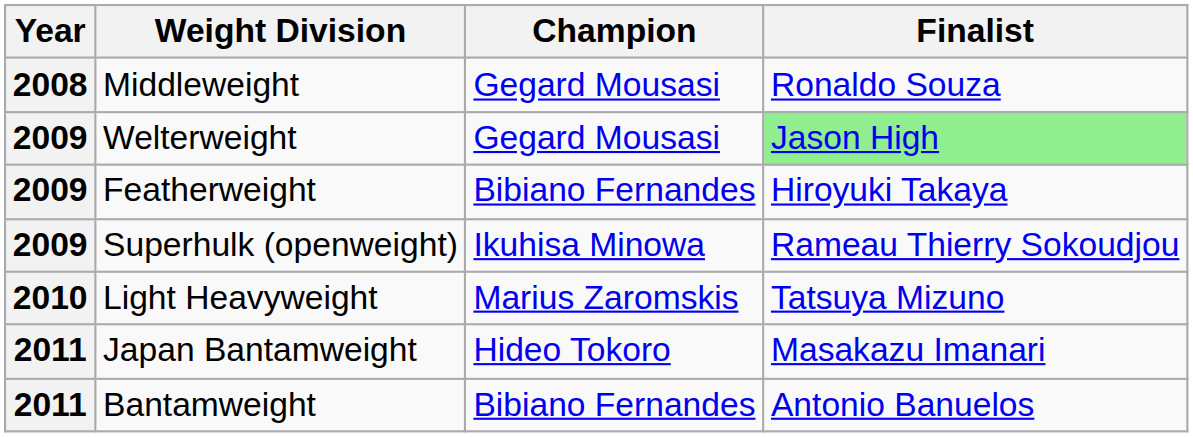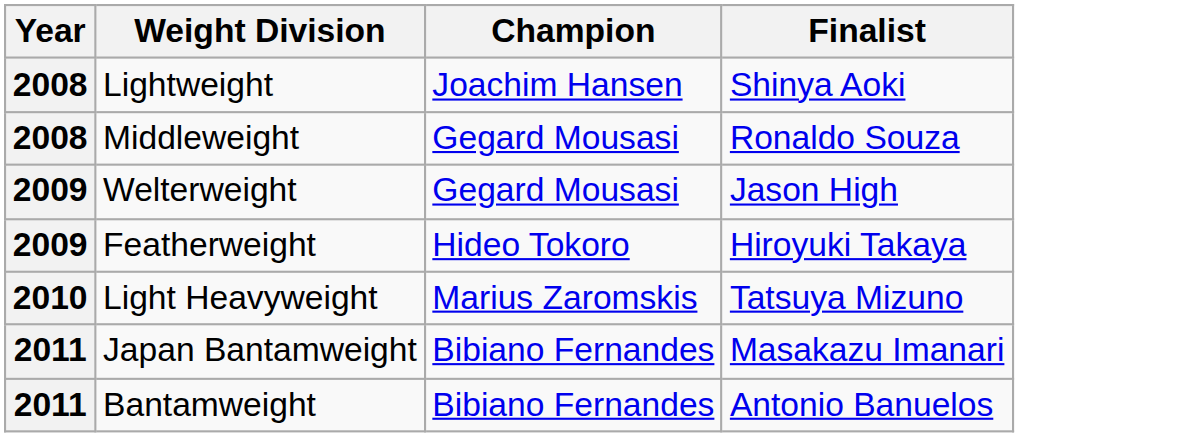+ row: (188, 84)
(855, 137) lightgreen background -> (814, 191) no background
(614, 191) Bibiano Fernandes -> (531, 244) Hideo Tokoro
- row: (280, 244)
(572, 350) Hideo Tokoro -> (573, 350) Bibiano Fernandes
